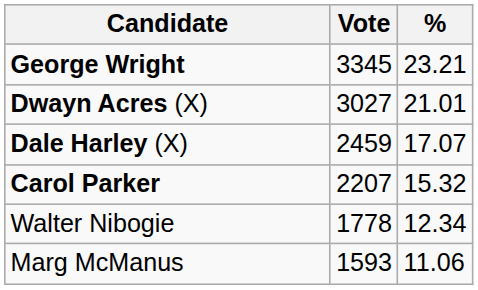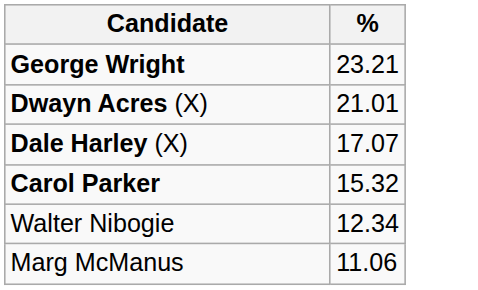- column: (364, 24)
